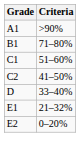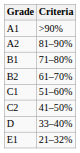+ row: (13, 44)
+ row: (13, 76)
- row: (12, 124)
